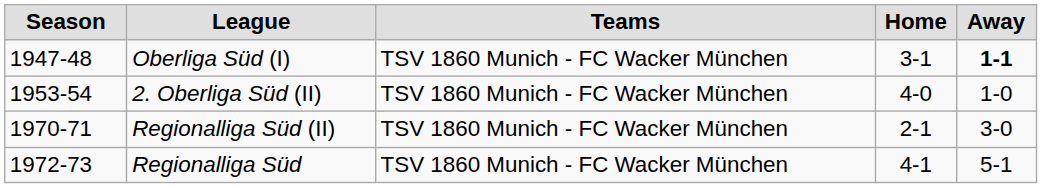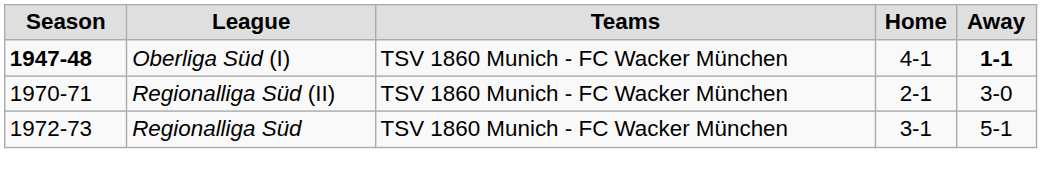(51, 57) normal -> (51, 57) bold
(916, 57) 3-1 -> (916, 57) 4-1
- row: (227, 93)
(916, 164) 4-1 -> (916, 128) 3-1
